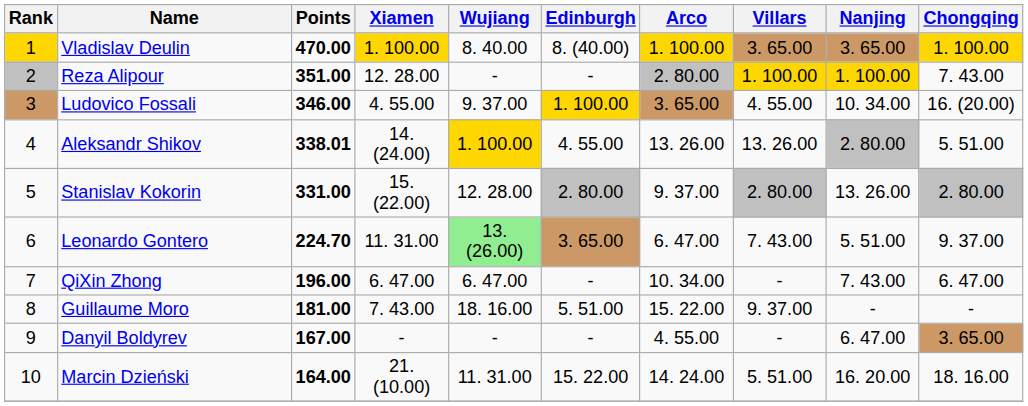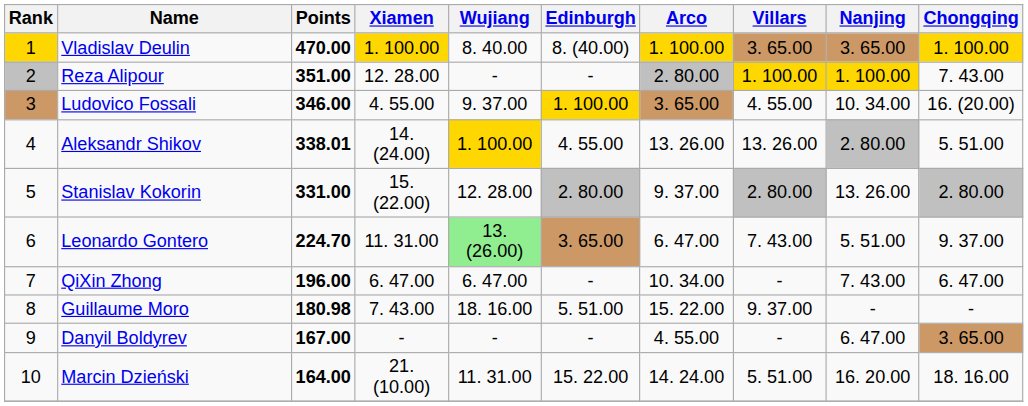(323, 309) 181.00 -> (323, 309) 180.98
